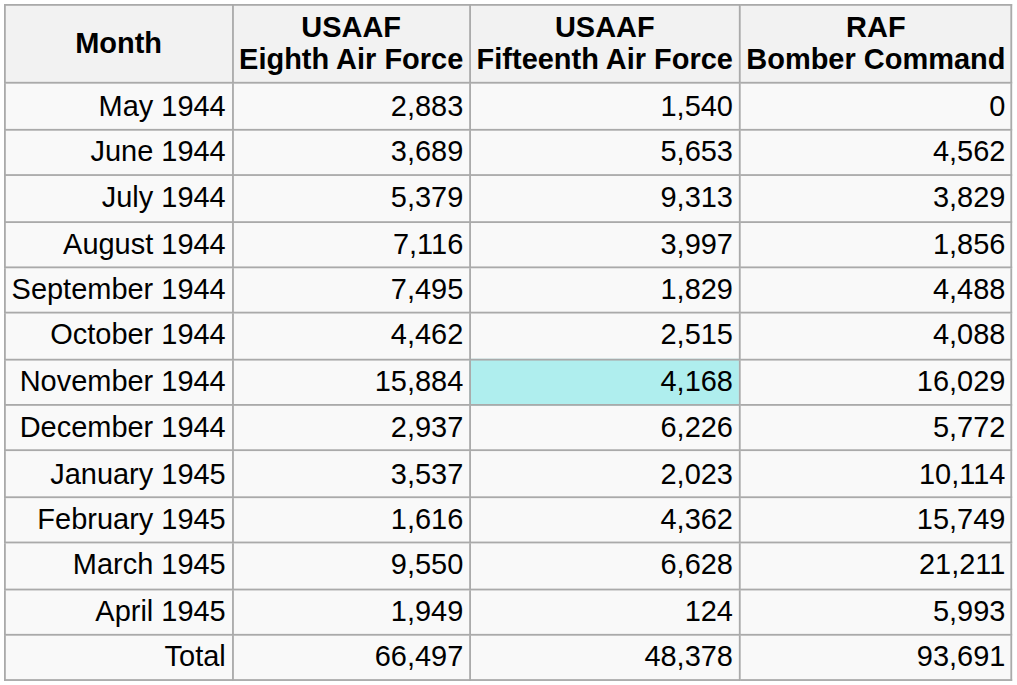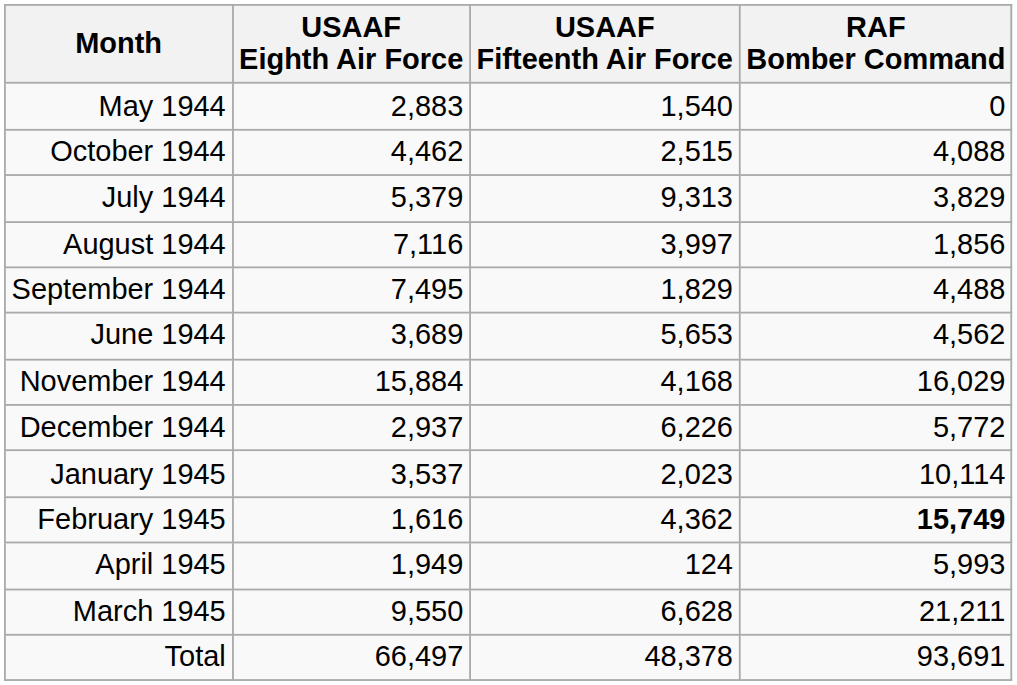rows swapped: (158, 151) <-> (138, 335)
(697, 381) paleturquoise background -> (697, 381) no background
(961, 519) normal -> (961, 519) bold
rows swapped: (149, 565) <-> (161, 611)
